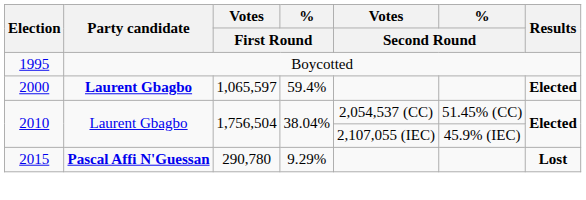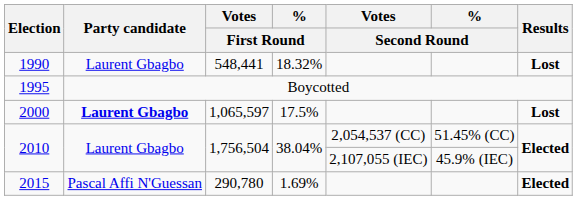+ row: (34, 64)
(307, 87) 59.4% -> (299, 111) 17.5%
(553, 87) Elected -> (545, 111) Lost
(139, 159) bold -> (135, 183) normal
(307, 159) 9.29% -> (299, 183) 1.69%
(553, 159) Lost -> (545, 183) Elected
